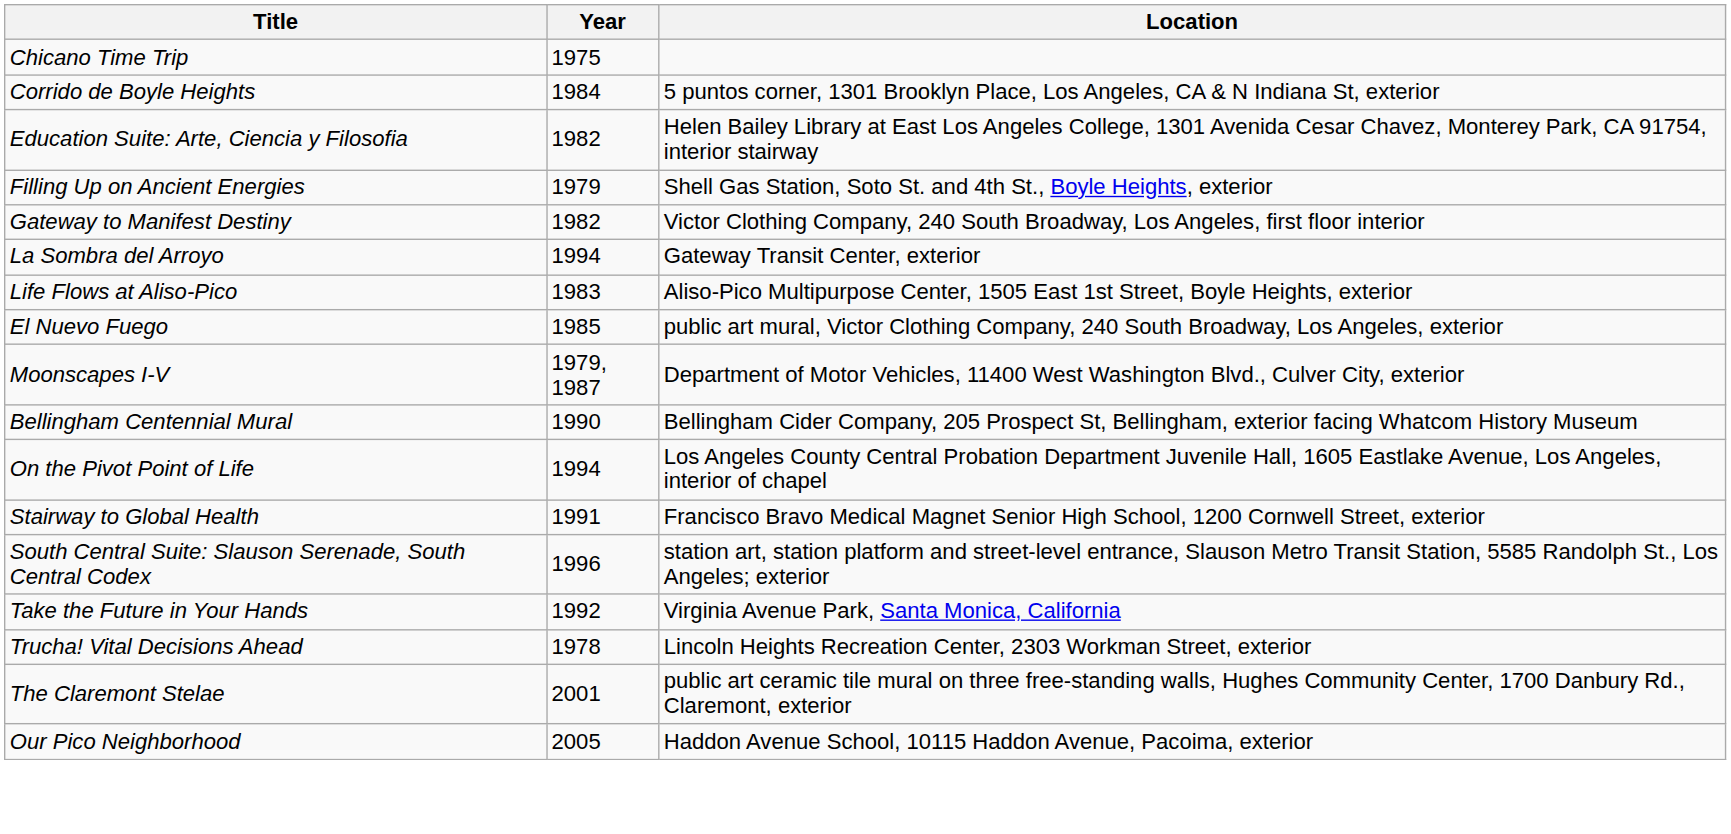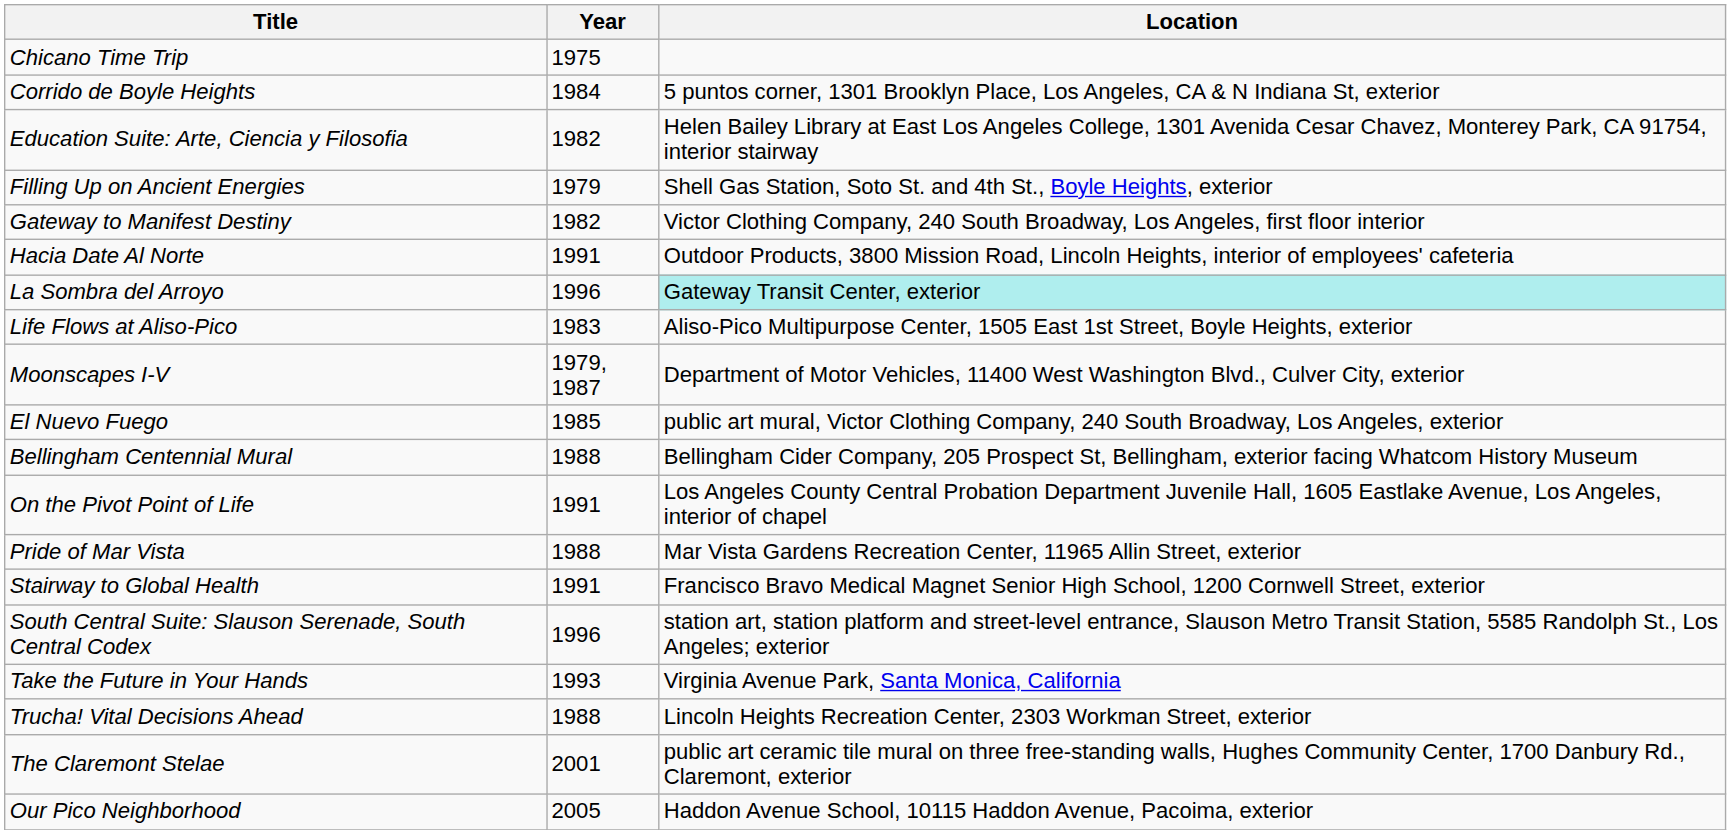+ row: (107, 256)
(576, 256) 1994 -> (576, 291) 1996
(822, 256) no background -> (822, 291) paleturquoise background
rows swapped: (90, 374) <-> (89, 326)
(576, 421) 1990 -> (576, 456) 1988
(576, 469) 1994 -> (576, 504) 1991
+ row: (97, 551)
(576, 611) 1992 -> (576, 681) 1993
(576, 646) 1978 -> (576, 716) 1988
